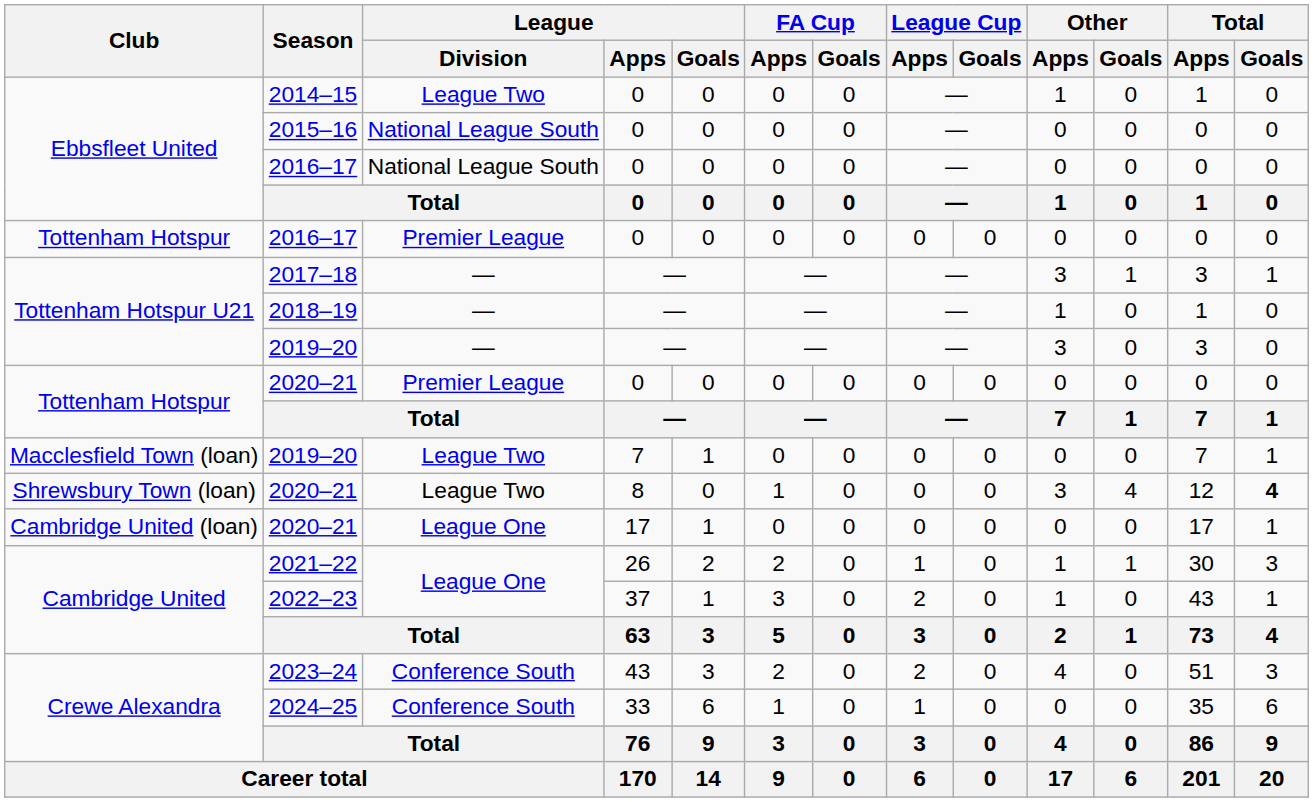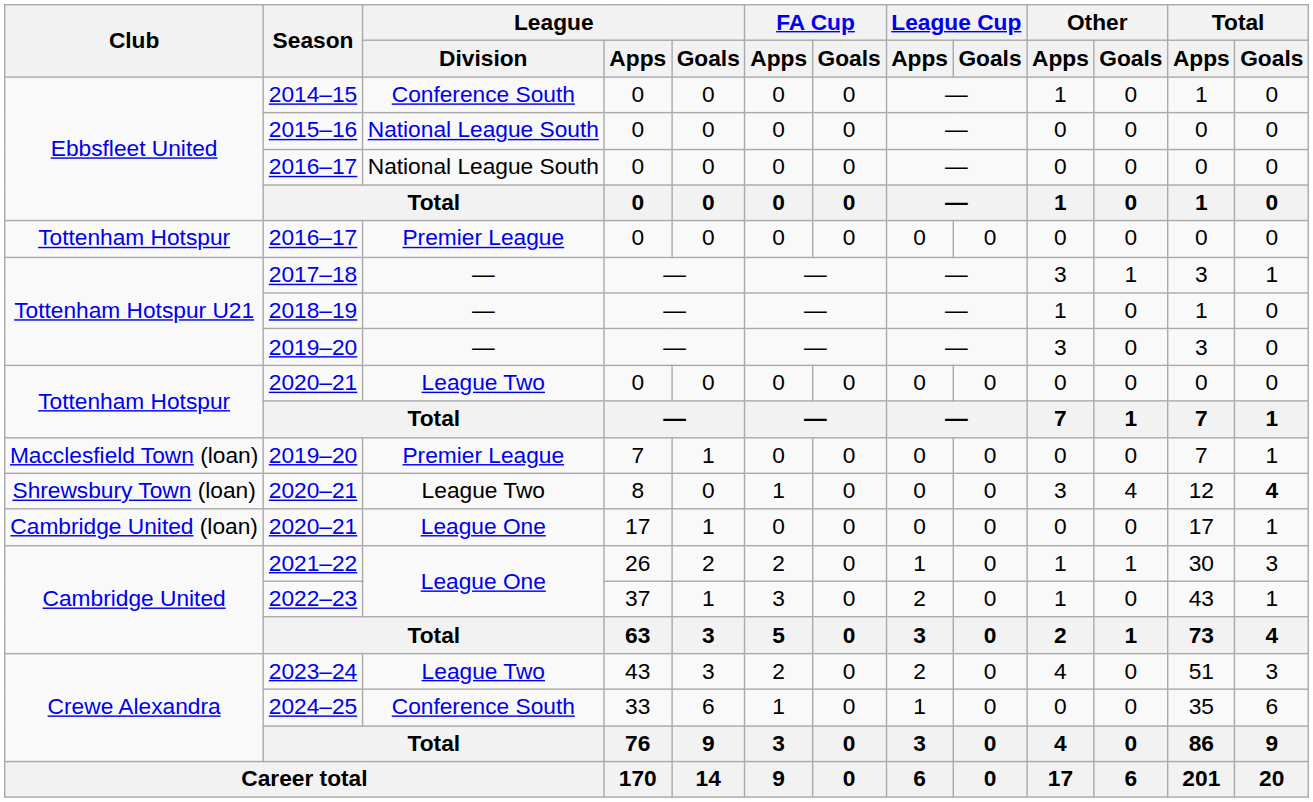(483, 94) League Two -> (483, 94) Conference South
(483, 382) Premier League -> (483, 382) League Two
(483, 454) League Two -> (483, 454) Premier League
(483, 671) Conference South -> (483, 671) League Two
